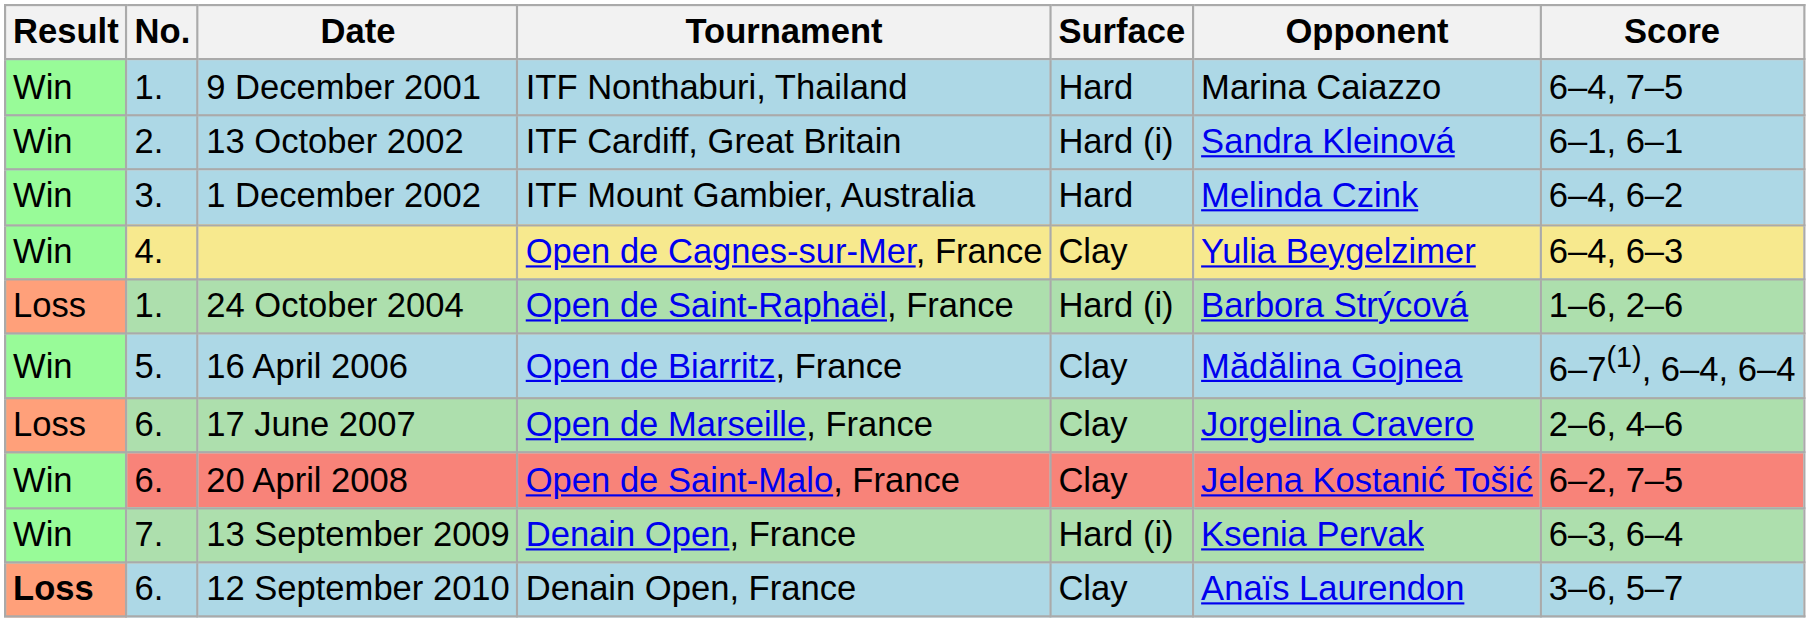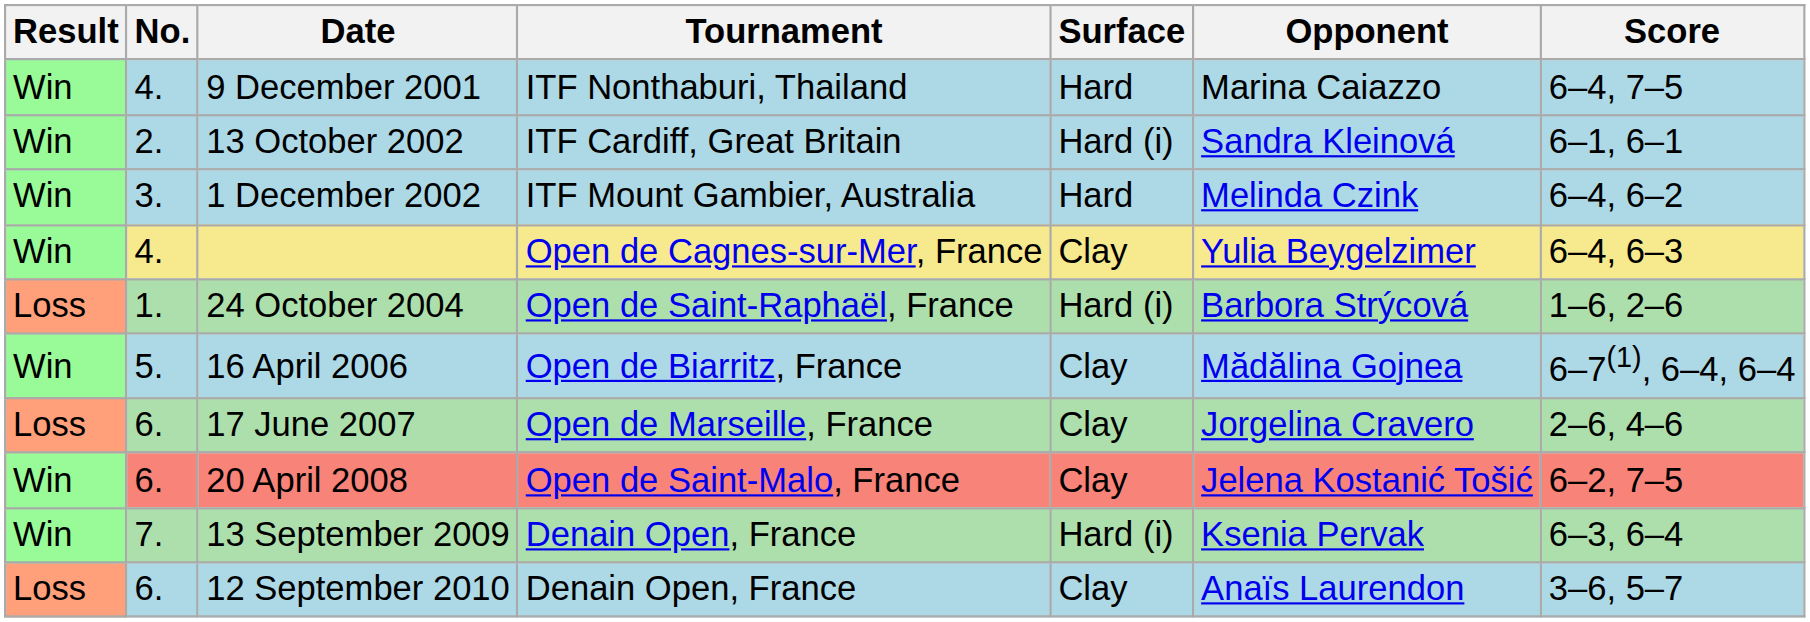(149, 86) 1. -> (149, 86) 4.
(53, 589) bold -> (50, 589) normal
